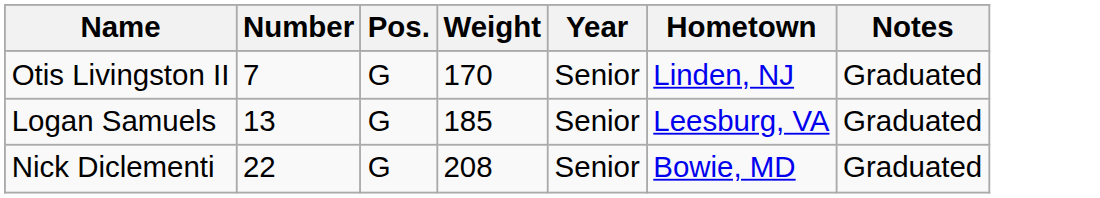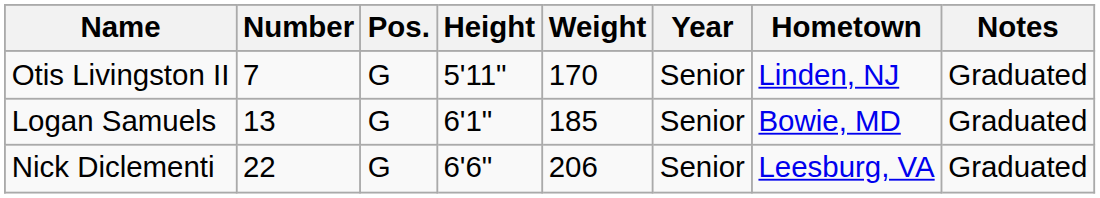+ column: (489, 27)
(741, 121) Leesburg, VA -> (830, 121) Bowie, MD
(468, 167) 208 -> (573, 167) 206
(724, 167) Bowie, MD -> (847, 167) Leesburg, VA
